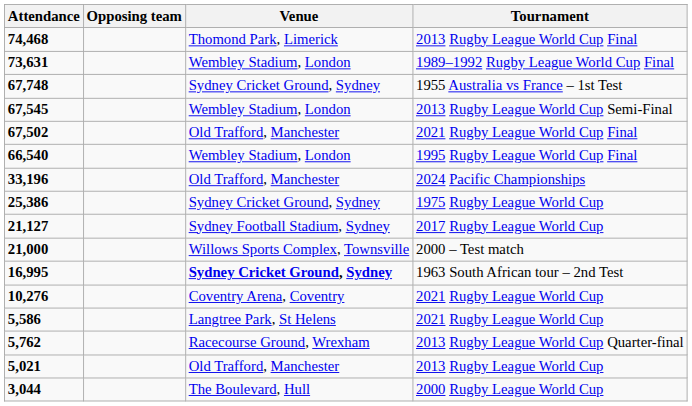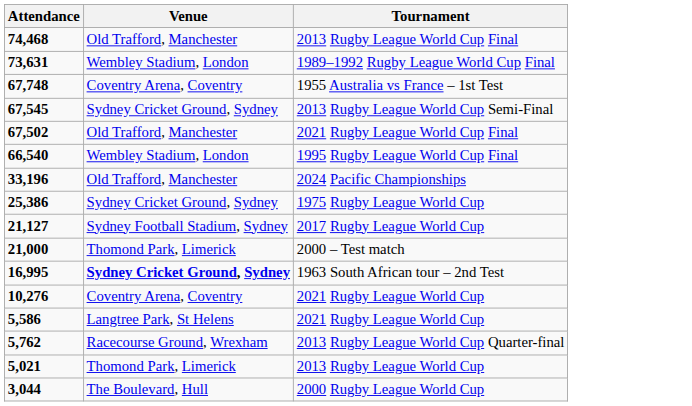- column: (134, 16)
(263, 39) Thomond Park, Limerick -> (162, 39) Old Trafford, Manchester
(284, 86) Sydney Cricket Ground, Sydney -> (164, 86) Coventry Arena, Coventry
(270, 109) Wembley Stadium, London -> (182, 109) Sydney Cricket Ground, Sydney
(299, 249) Willows Sports Complex, Townsville -> (161, 249) Thomond Park, Limerick
(264, 366) Old Trafford, Manchester -> (161, 366) Thomond Park, Limerick
